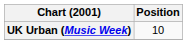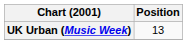(158, 30) 10 -> (158, 30) 13
